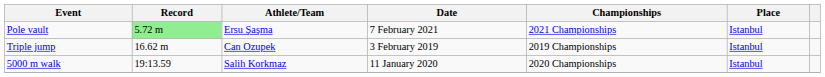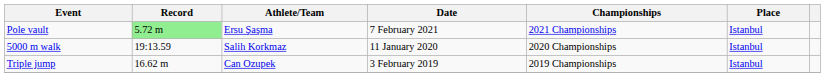rows swapped: (31, 47) <-> (34, 64)
